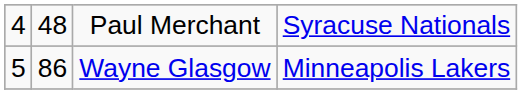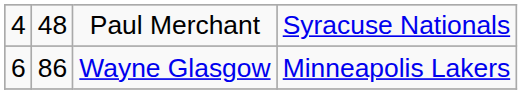(18, 67) 5 -> (18, 67) 6
